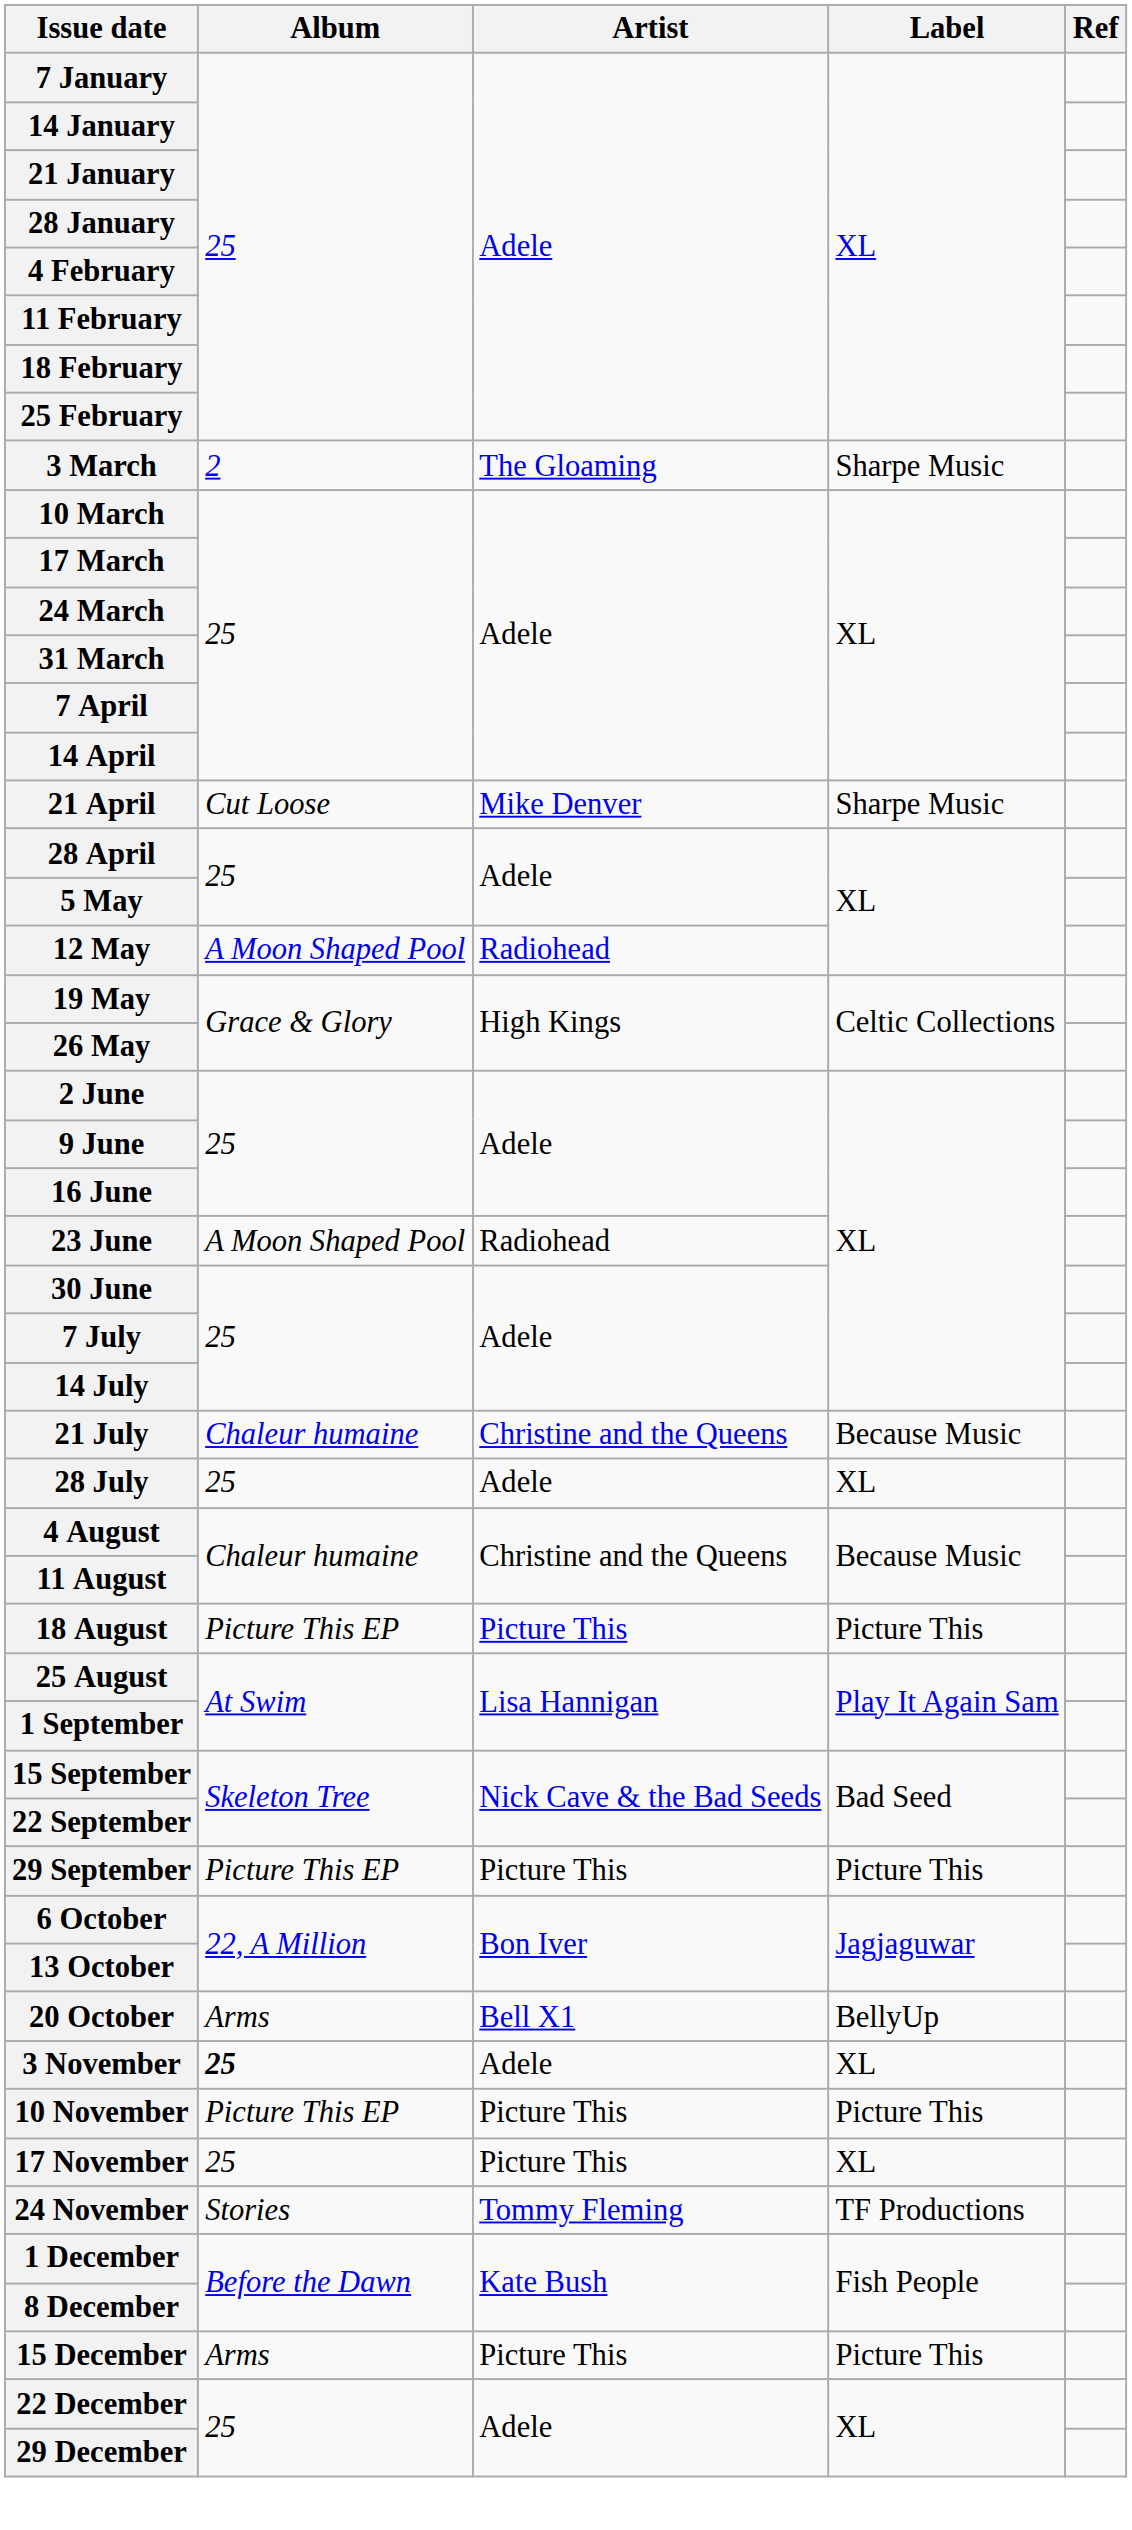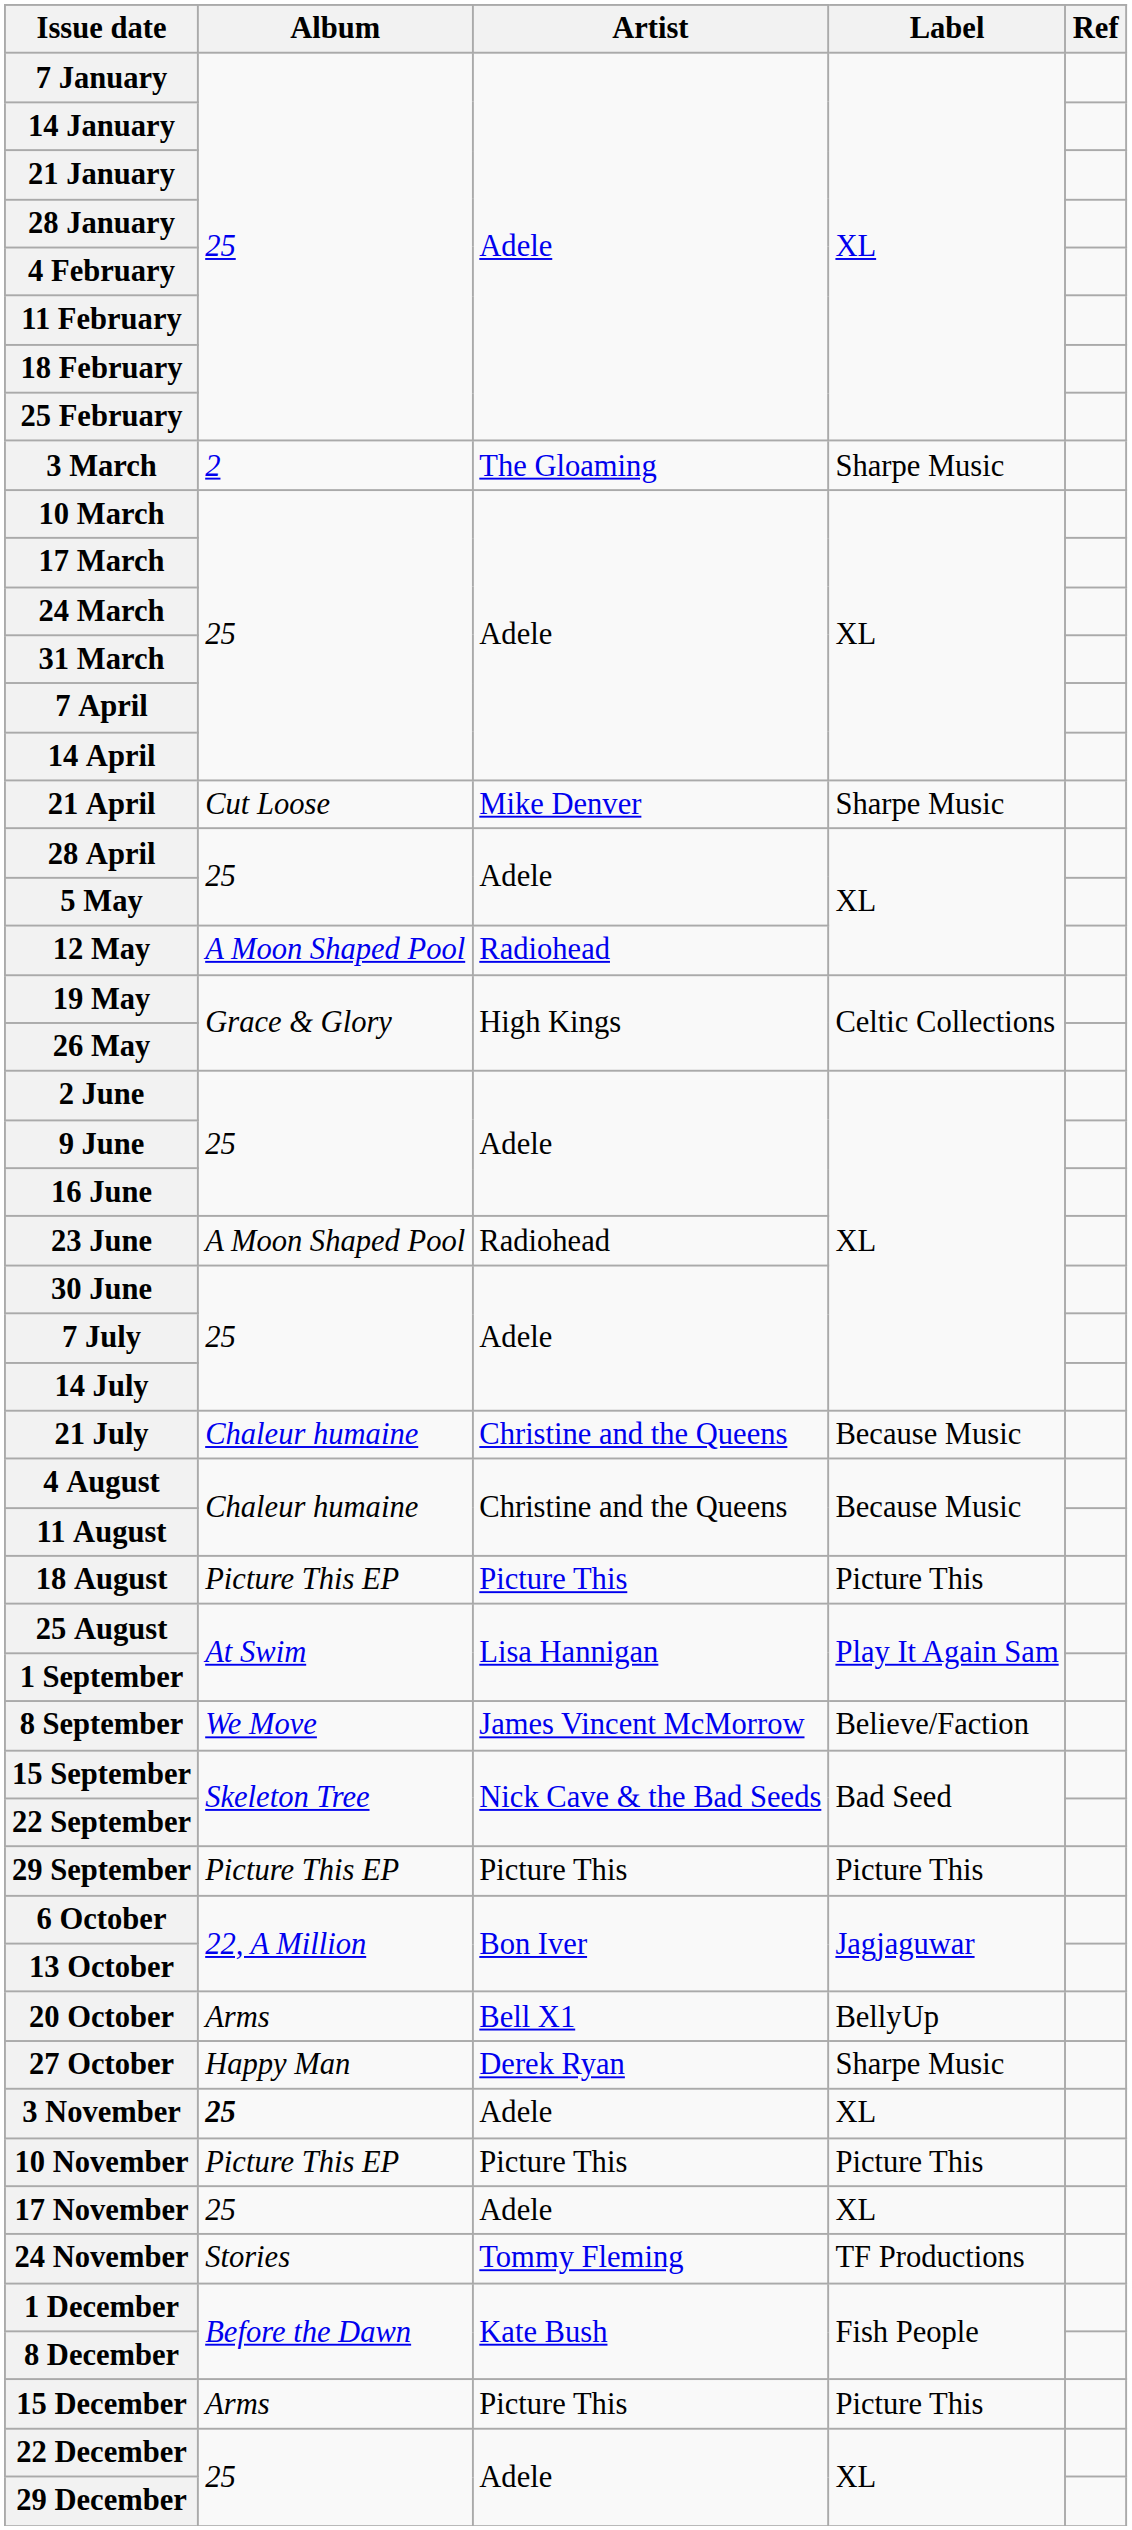- row: (102, 1482)
+ row: (102, 1725)
+ row: (102, 2064)
(553, 2161) Picture This -> (516, 2209) Adele
